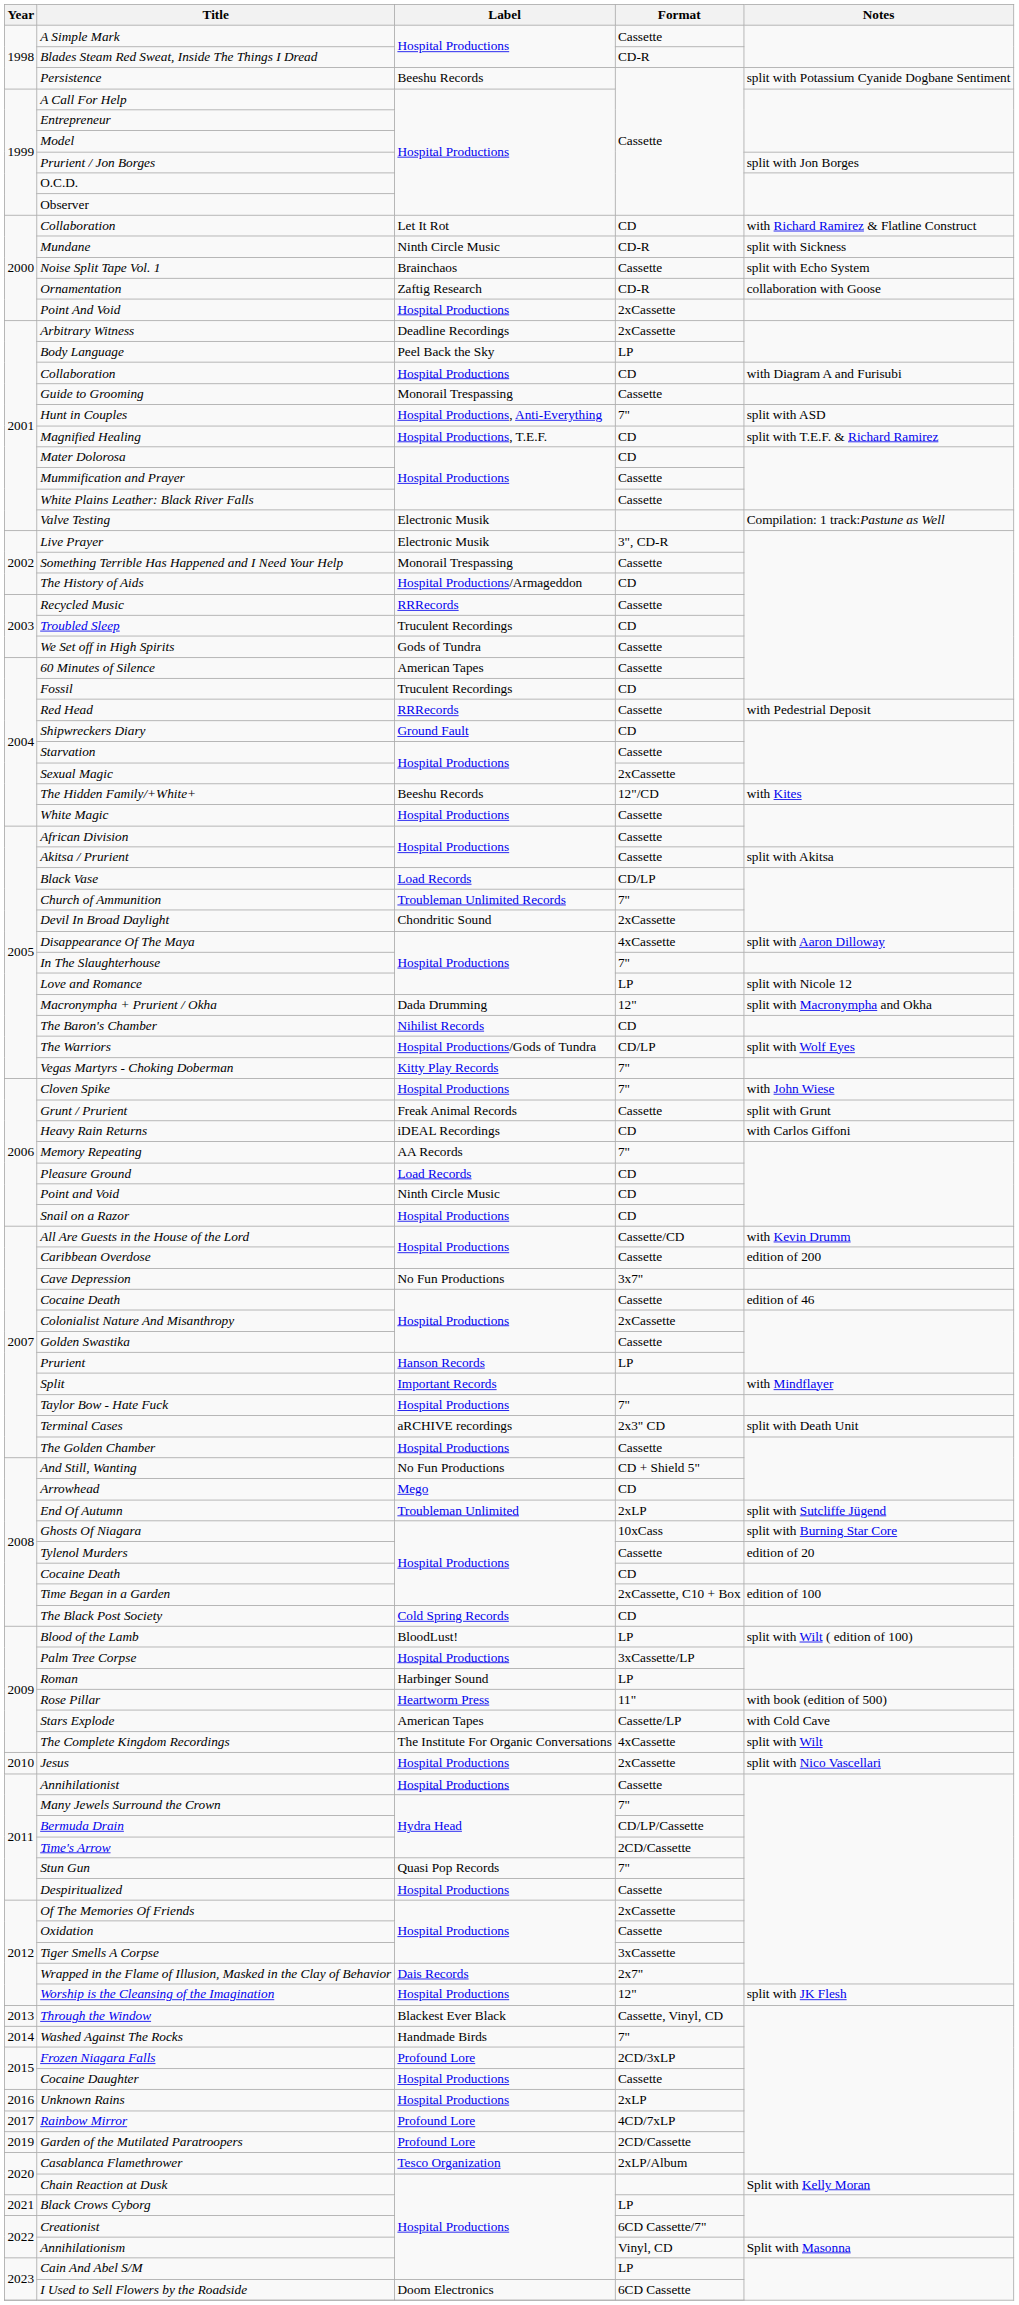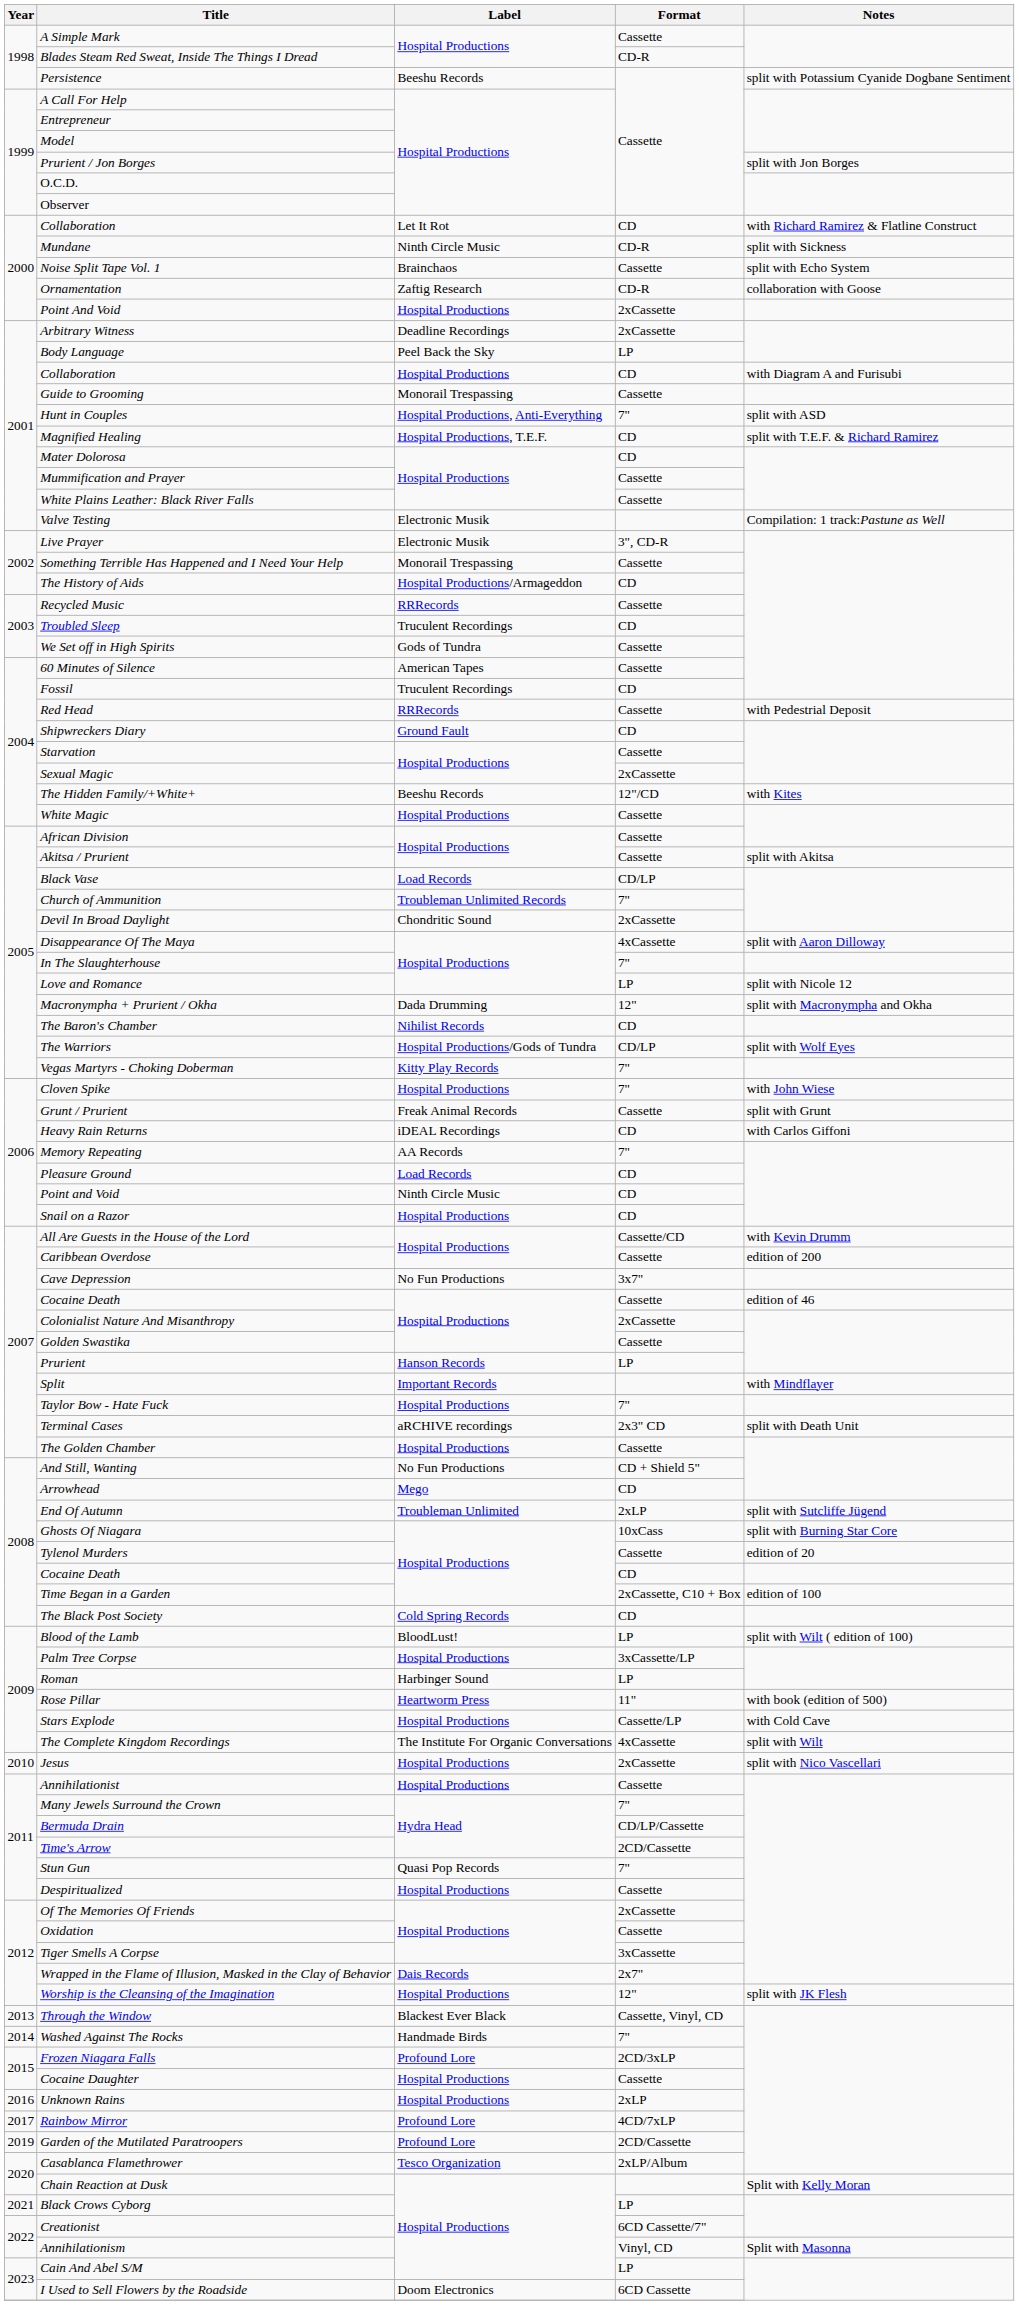(441, 1720) American Tapes -> (453, 1720) Hospital Productions
